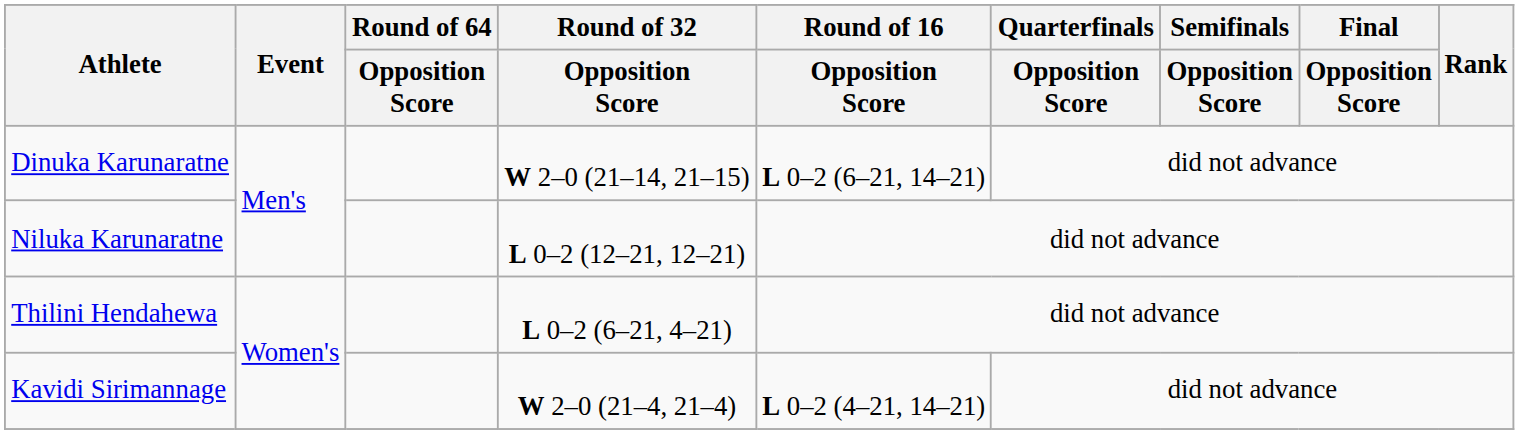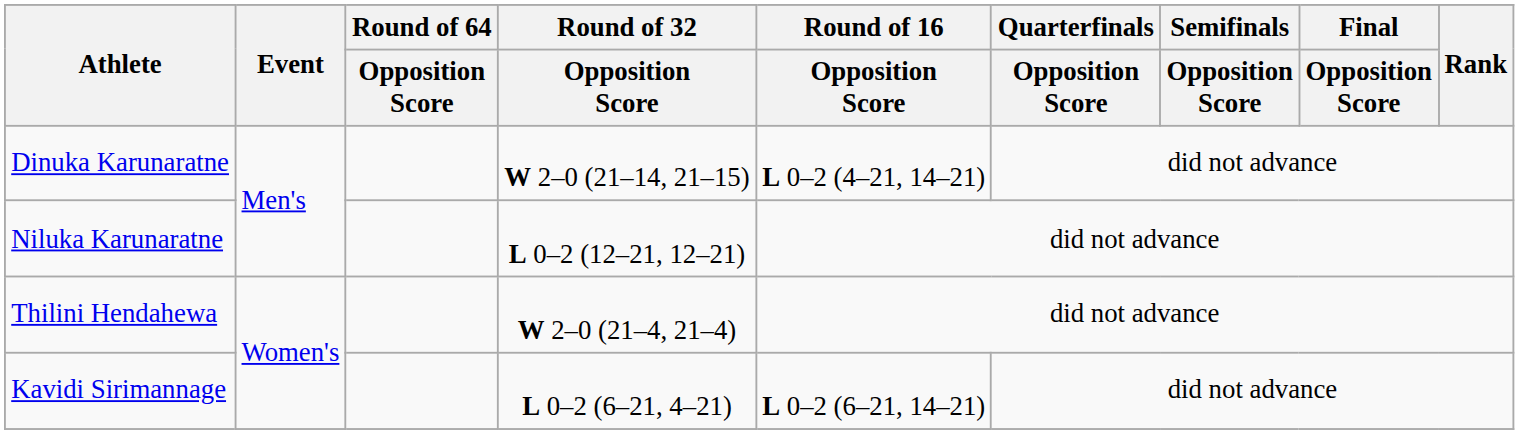(874, 178) L 0–2 (6–21, 14–21) -> (874, 178) L 0–2 (4–21, 14–21)
(627, 330) L 0–2 (6–21, 4–21) -> (627, 330) W 2–0 (21–4, 21–4)
(627, 405) W 2–0 (21–4, 21–4) -> (627, 405) L 0–2 (6–21, 4–21)
(874, 405) L 0–2 (4–21, 14–21) -> (874, 405) L 0–2 (6–21, 14–21)
